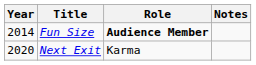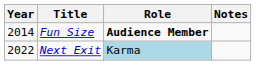(21, 51) 2020 -> (21, 51) 2022
(123, 51) no background -> (123, 51) lightblue background
